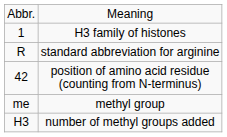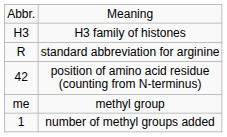(21, 33) 1 -> (21, 33) H3
(21, 122) H3 -> (21, 122) 1
